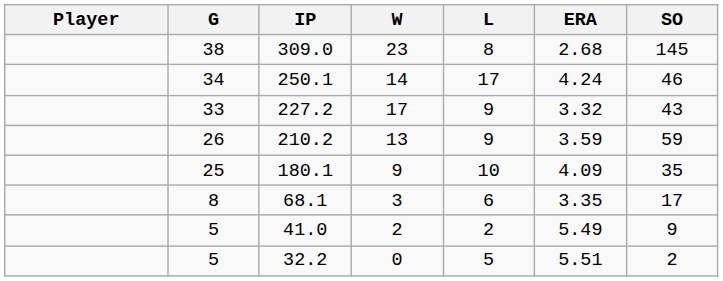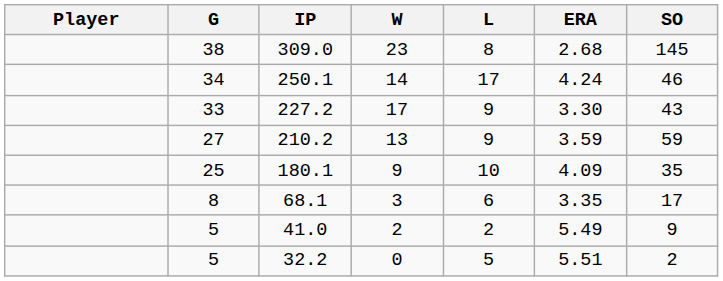(580, 110) 3.32 -> (580, 110) 3.30
(214, 140) 26 -> (214, 140) 27
